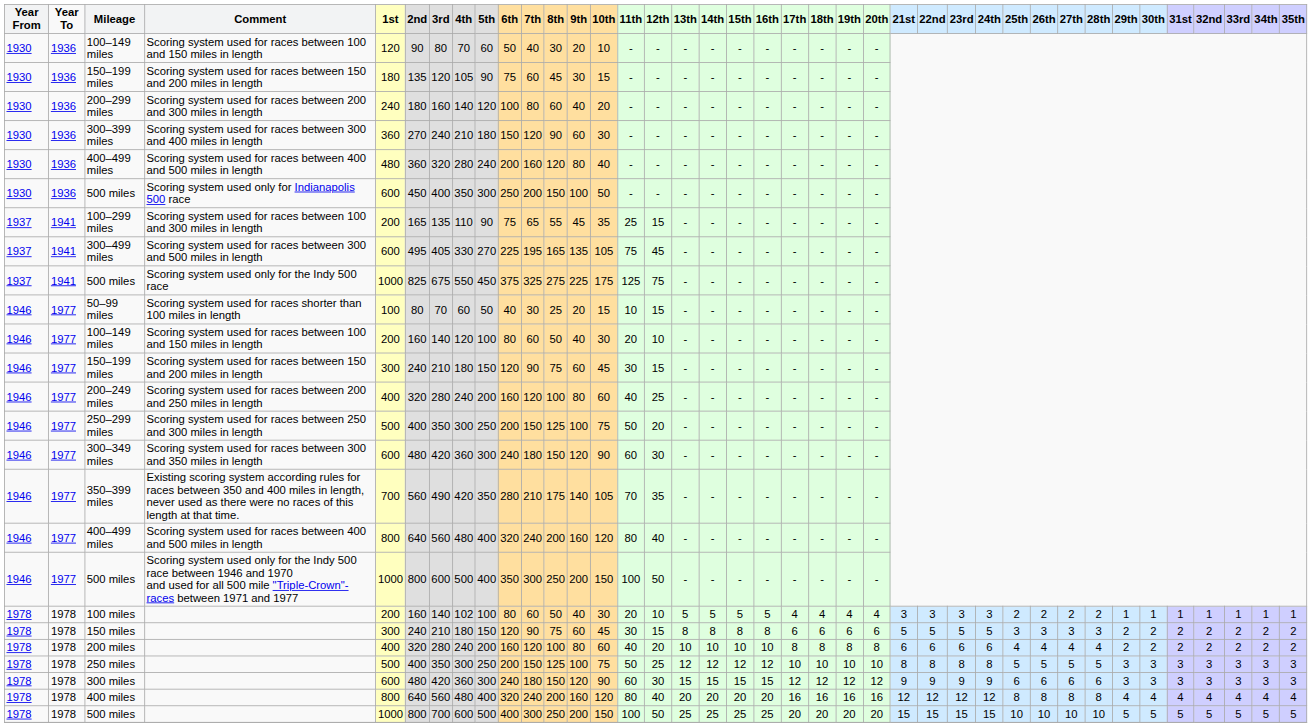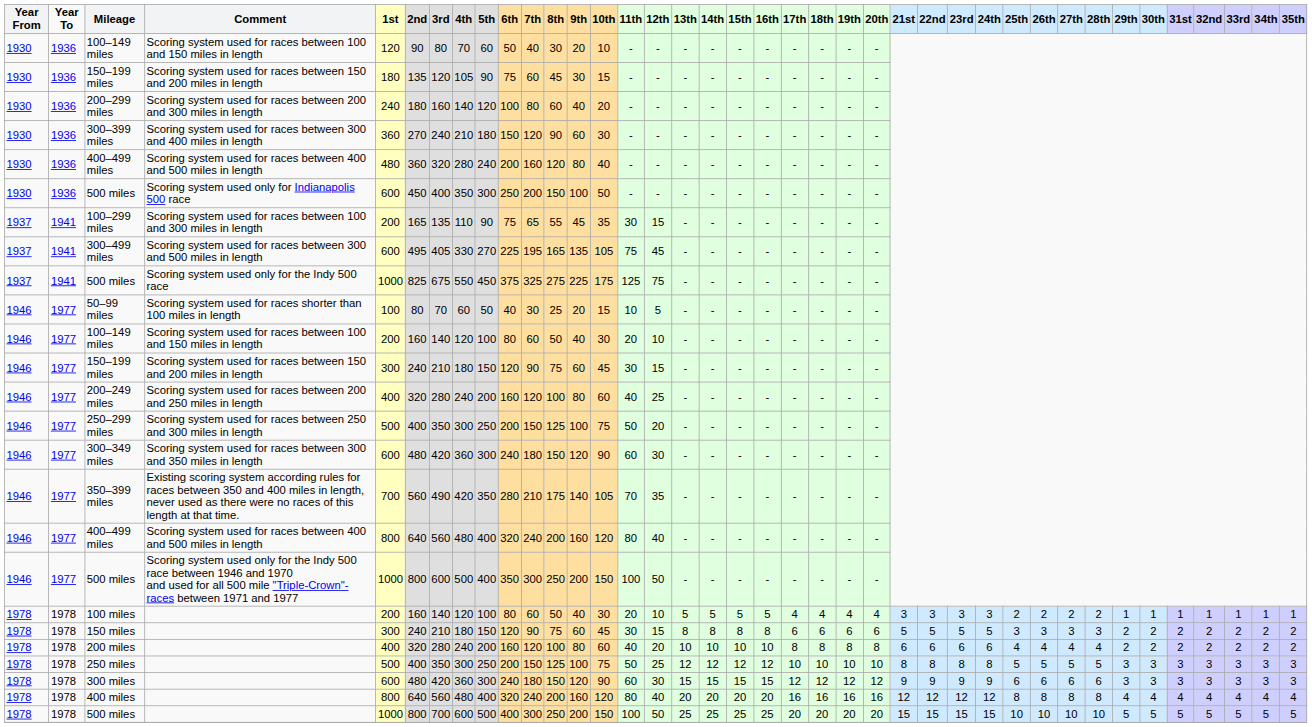(631, 222) 25 -> (631, 222) 30
(658, 309) 15 -> (658, 309) 5
(464, 614) 102 -> (464, 614) 120
